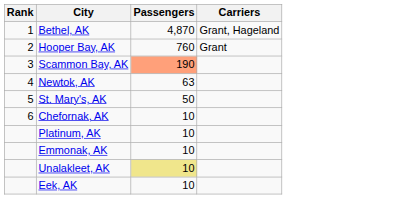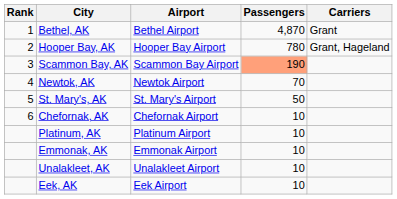+ column: (186, 13)
(239, 30) Grant, Hageland -> (323, 30) Grant
(185, 47) 760 -> (296, 47) 780
(213, 47) Grant -> (350, 47) Grant, Hageland
(188, 82) 63 -> (299, 82) 70
(188, 168) khaki background -> (299, 168) no background
